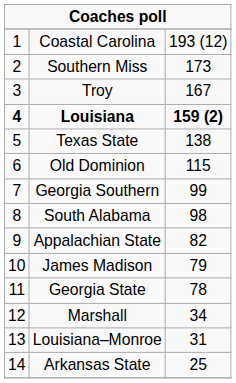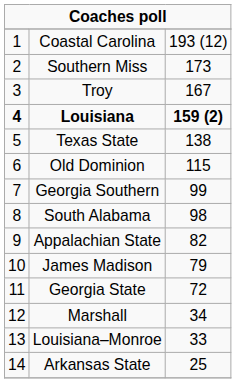(198, 290) 78 -> (198, 290) 72
(198, 340) 31 -> (198, 340) 33
